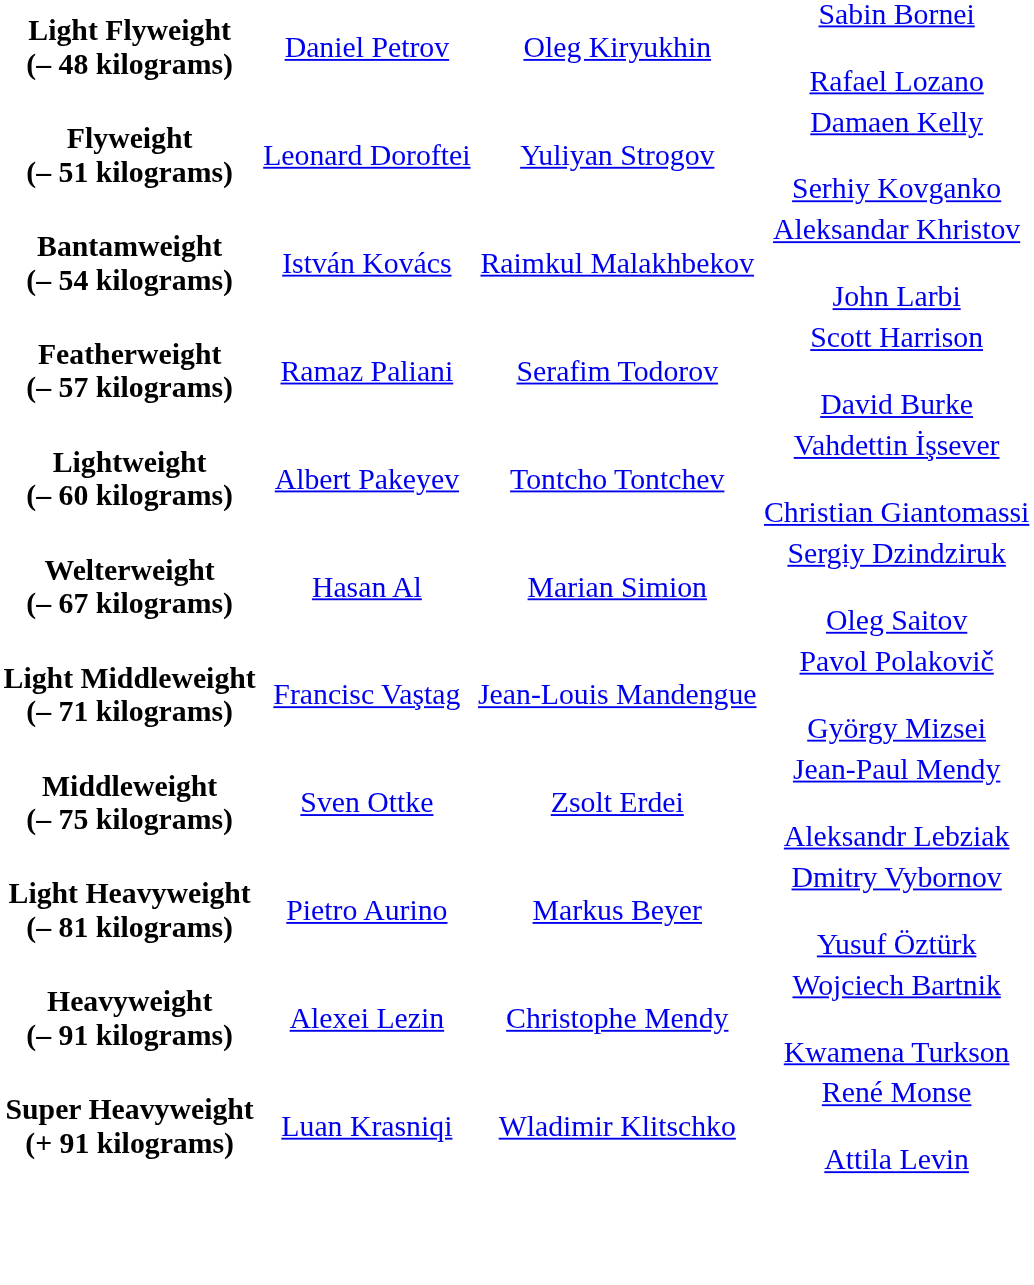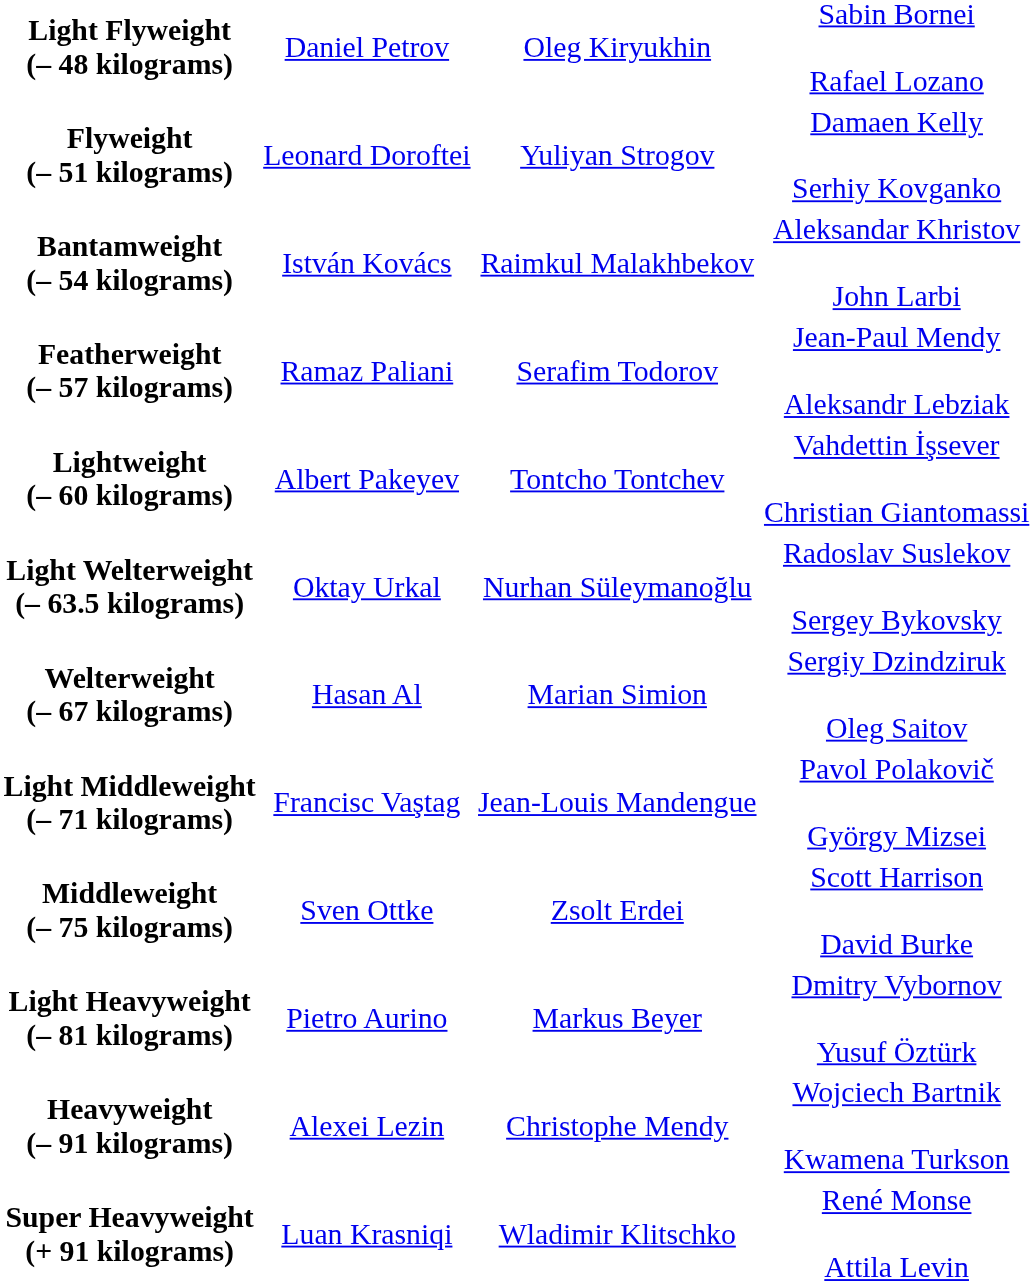(897, 371) Scott Harrison David Burke -> (897, 371) Jean-Paul Mendy Aleksandr Lebziak
+ row: (130, 586)
(897, 802) Jean-Paul Mendy Aleksandr Lebziak -> (897, 910) Scott Harrison David Burke
